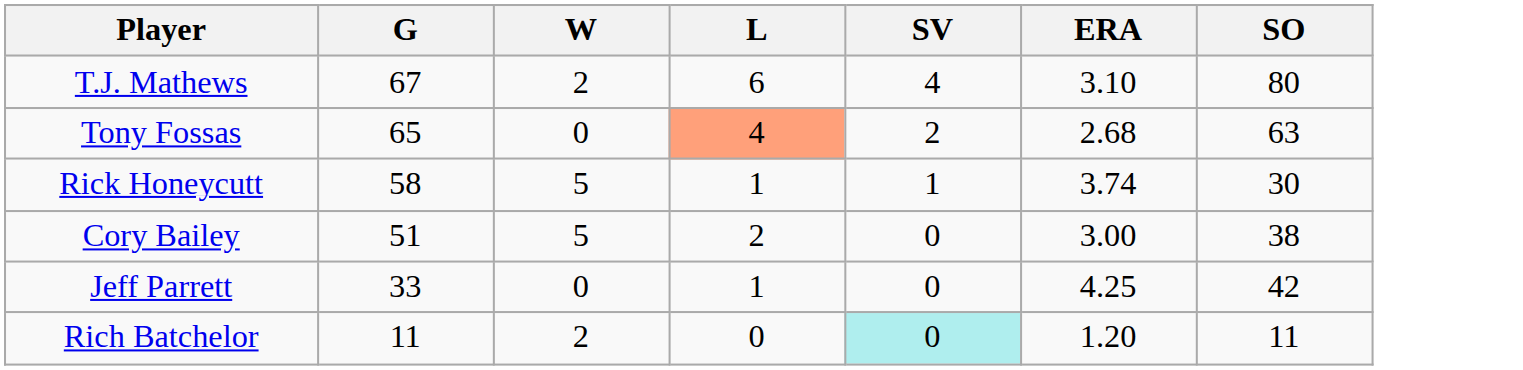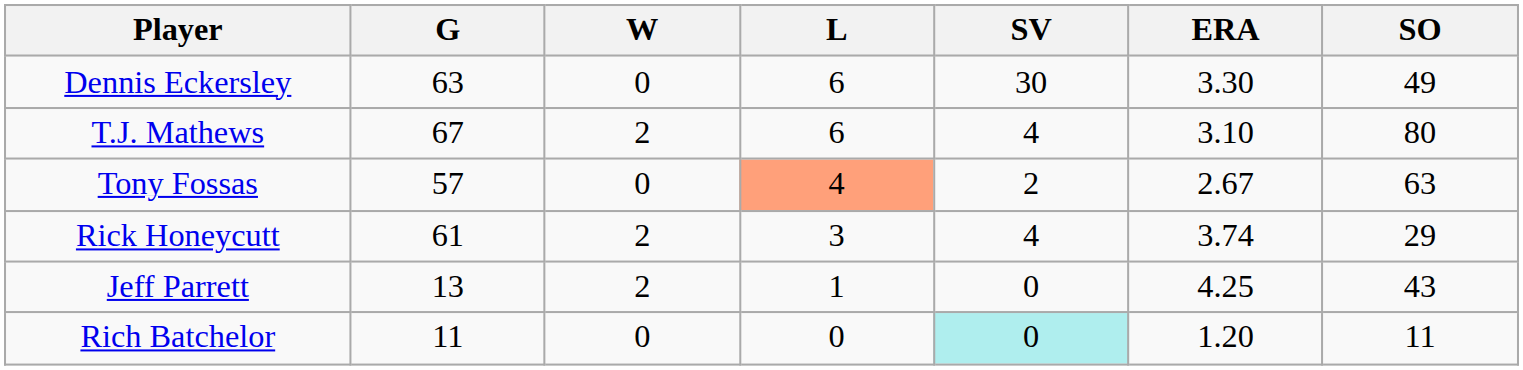+ row: (178, 81)
(405, 132) 65 -> (448, 183) 57
(1108, 132) 2.68 -> (1226, 183) 2.67
(405, 183) 58 -> (448, 235) 61
(581, 183) 5 -> (642, 235) 2
(757, 183) 1 -> (837, 235) 3
(932, 183) 1 -> (1031, 235) 4
(1284, 183) 30 -> (1420, 235) 29
- row: (161, 235)
(405, 286) 33 -> (448, 286) 13
(581, 286) 0 -> (642, 286) 2
(1284, 286) 42 -> (1420, 286) 43
(581, 337) 2 -> (642, 337) 0
